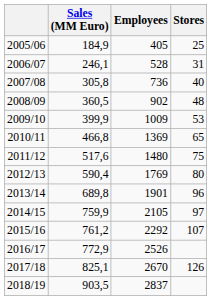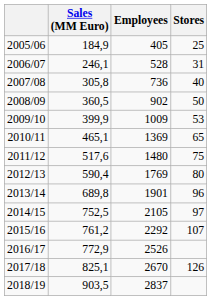(198, 100) 48 -> (198, 100) 50
(95, 138) 466,8 -> (95, 138) 465,1
(95, 212) 759,9 -> (95, 212) 752,5
